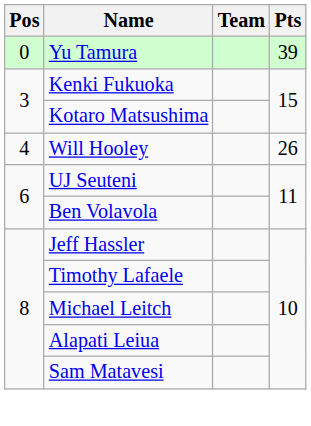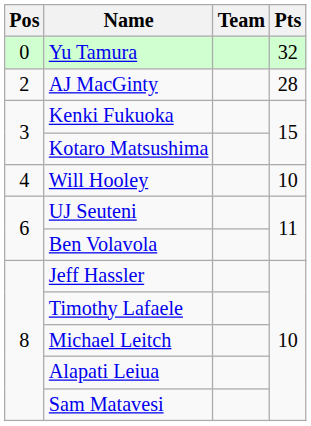(288, 52) 39 -> (288, 52) 32
+ row: (103, 84)
(288, 148) 26 -> (288, 180) 10
